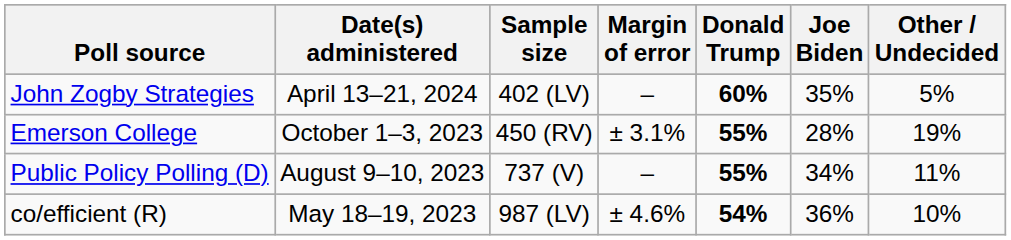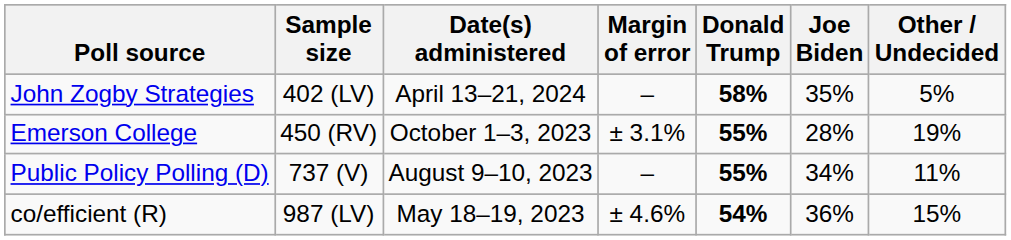columns swapped: (382, 39) <-> (544, 39)
(743, 93) 60% -> (743, 93) 58%
(937, 214) 10% -> (937, 214) 15%
